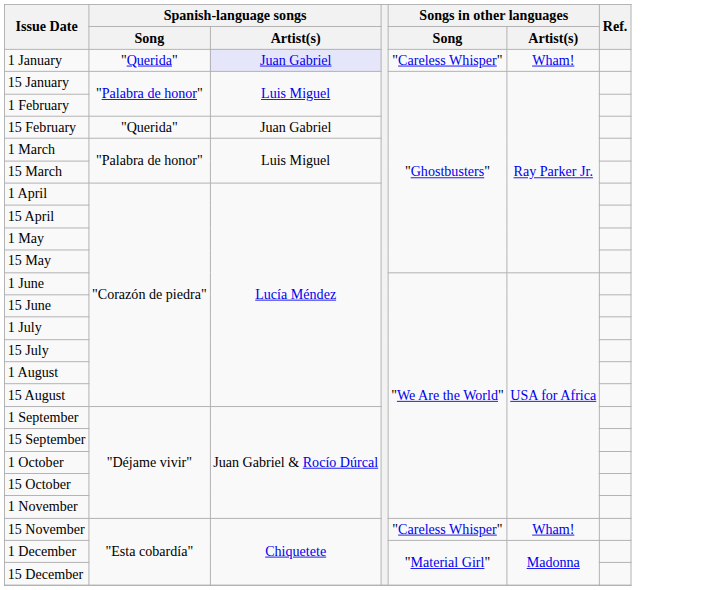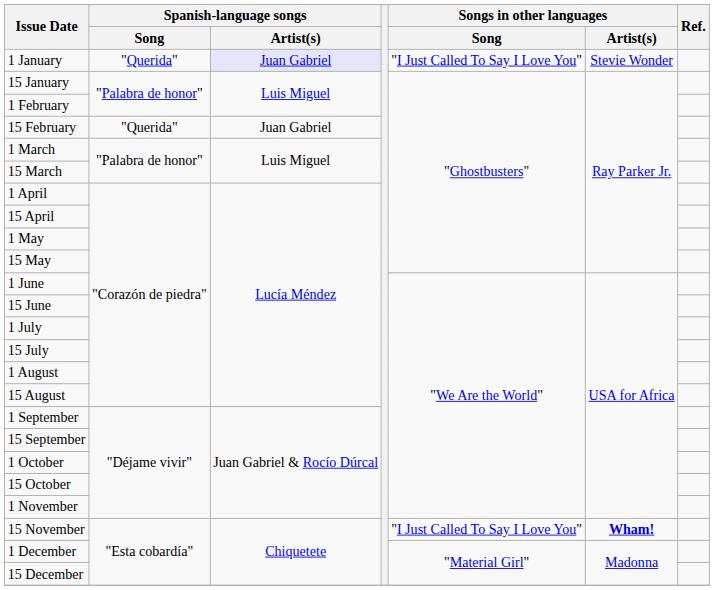(447, 60) "Careless Whisper" -> (487, 60) "I Just Called To Say I Love You"
(553, 60) Wham! -> (632, 60) Stevie Wonder
(447, 529) "Careless Whisper" -> (487, 529) "I Just Called To Say I Love You"
(553, 529) normal -> (632, 529) bold
